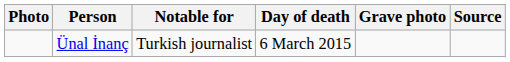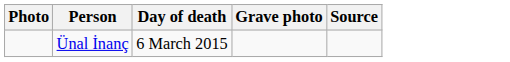- column: (194, 17)
